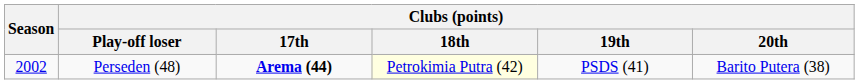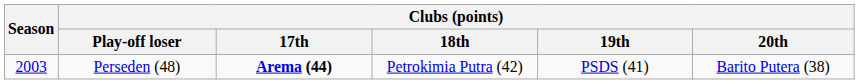(31, 66) 2002 -> (31, 66) 2003
(455, 66) lightyellow background -> (455, 66) no background
